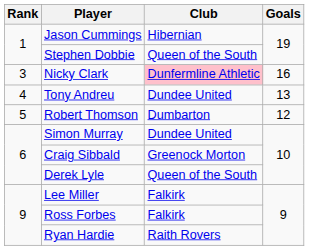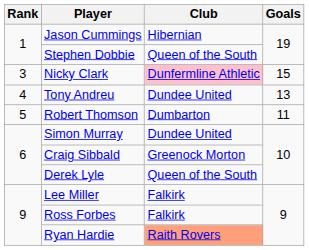(283, 74) 16 -> (283, 74) 15
(283, 114) 12 -> (283, 114) 11
(184, 235) no background -> (184, 235) lightsalmon background
